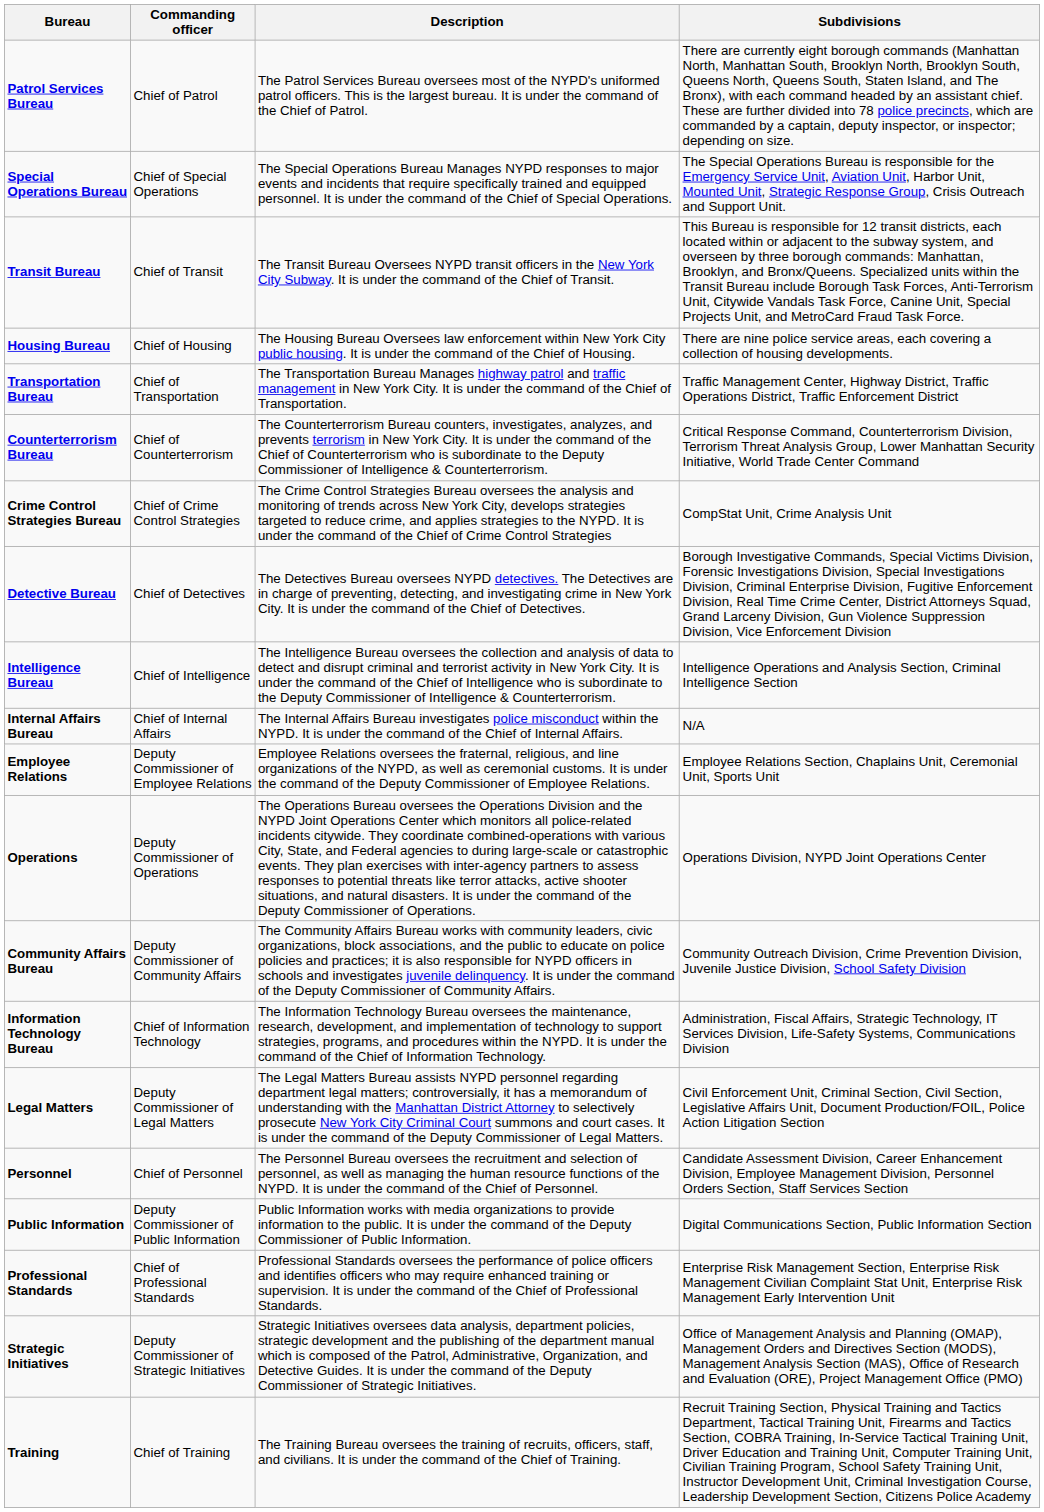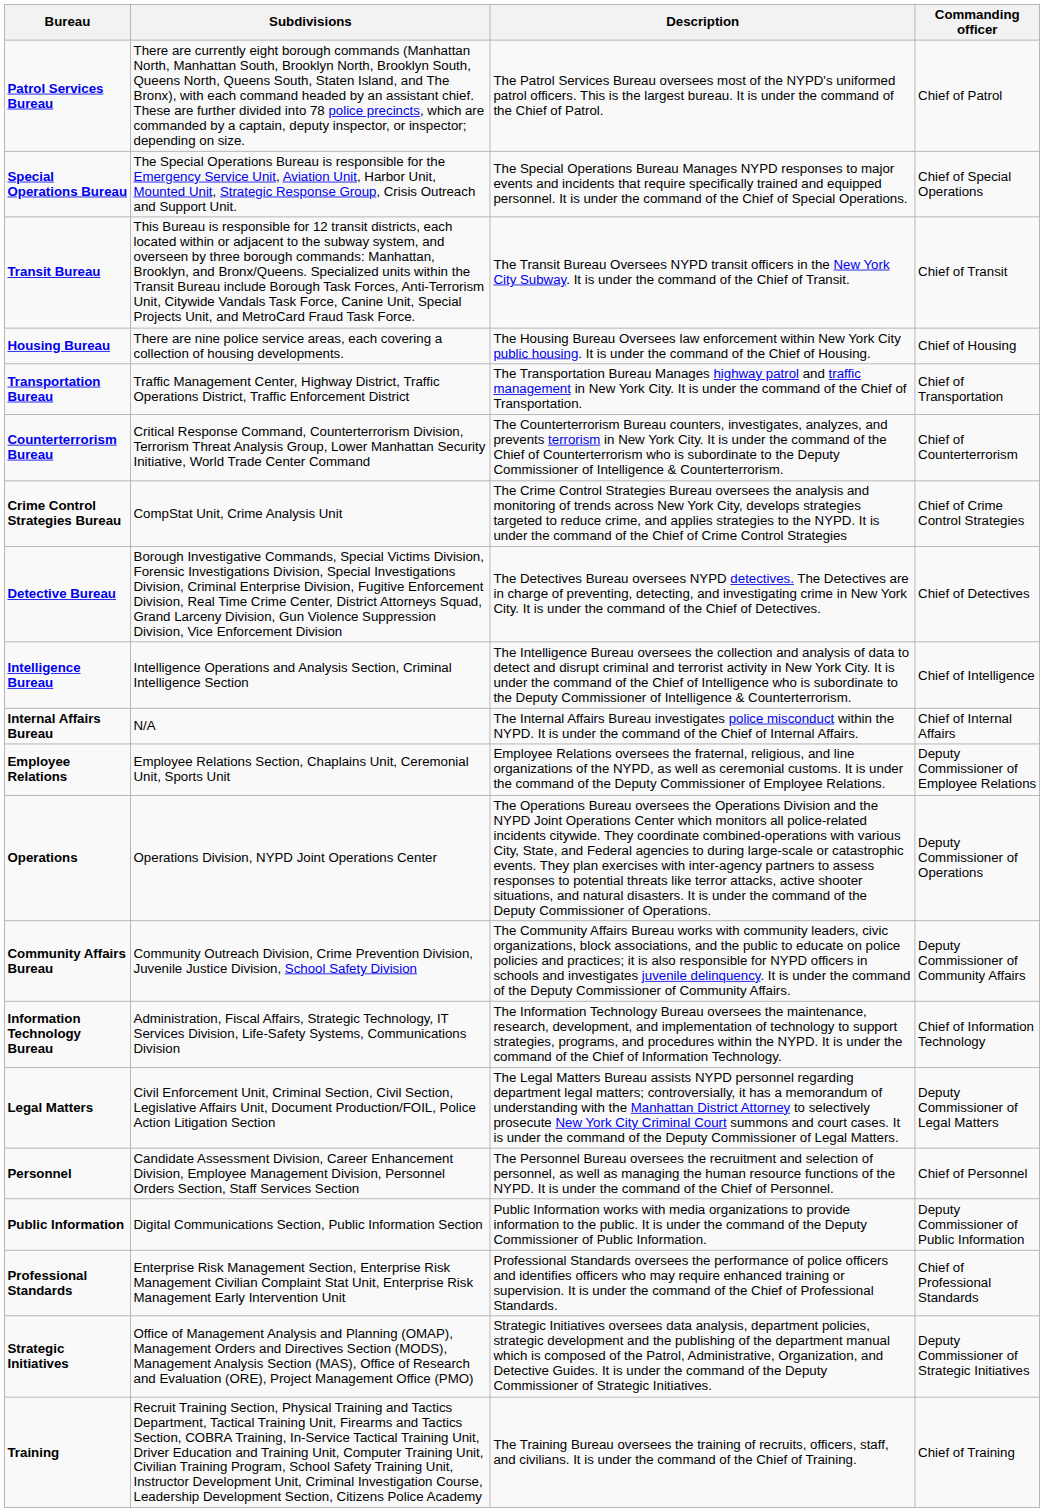columns swapped: (193, 22) <-> (859, 22)
